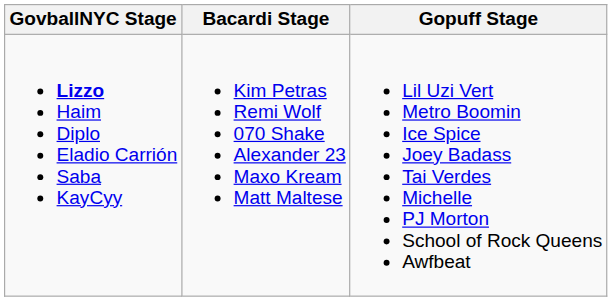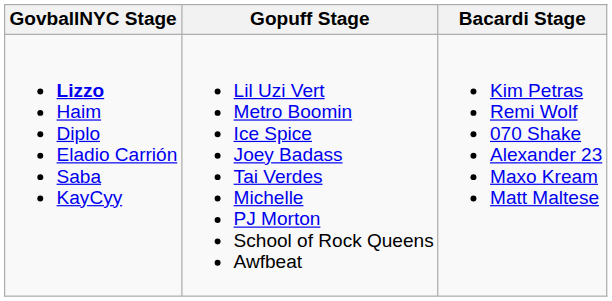columns swapped: (478, 19) <-> (266, 19)
